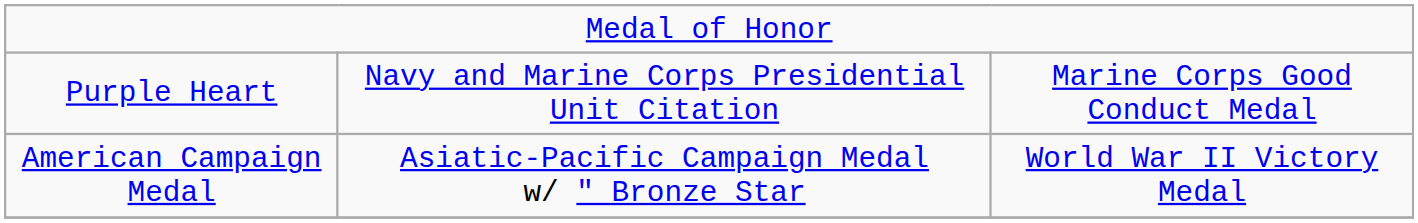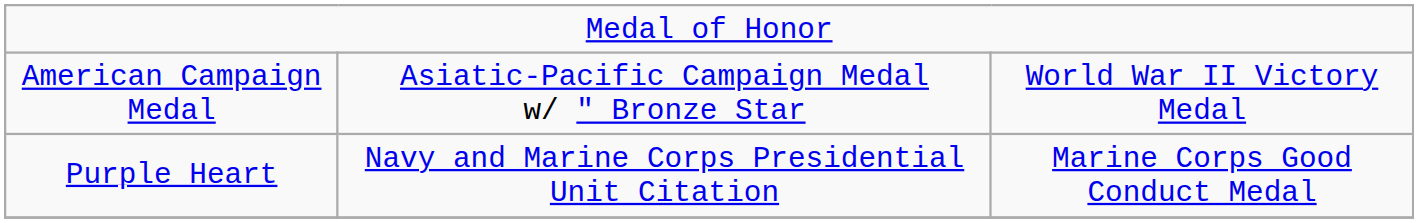rows swapped: (172, 94) <-> (172, 176)
